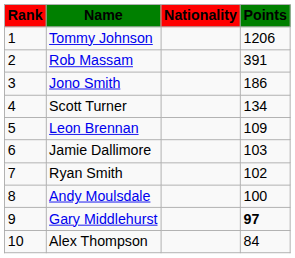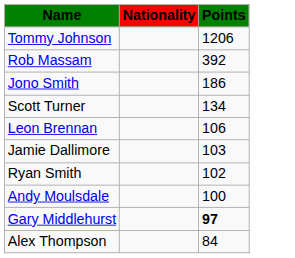- column: (25, 15)
(255, 60) 391 -> (214, 60) 392
(255, 128) 109 -> (214, 128) 106
